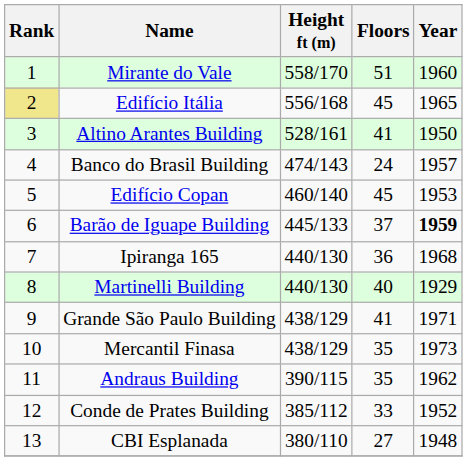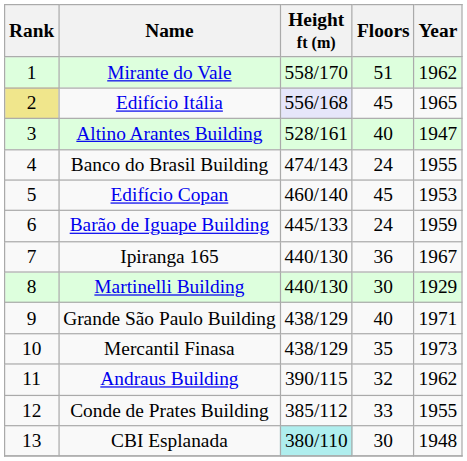(438, 72) 1960 -> (438, 72) 1962
(316, 103) no background -> (316, 103) lavender background
(383, 133) 41 -> (383, 133) 40
(438, 133) 1950 -> (438, 133) 1947
(438, 164) 1957 -> (438, 164) 1955
(383, 225) 37 -> (383, 225) 24
(438, 225) bold -> (438, 225) normal
(438, 256) 1968 -> (438, 256) 1967
(383, 287) 40 -> (383, 287) 30
(383, 317) 41 -> (383, 317) 40
(383, 379) 35 -> (383, 379) 32
(438, 410) 1952 -> (438, 410) 1955
(316, 440) no background -> (316, 440) paleturquoise background
(383, 440) 27 -> (383, 440) 30
